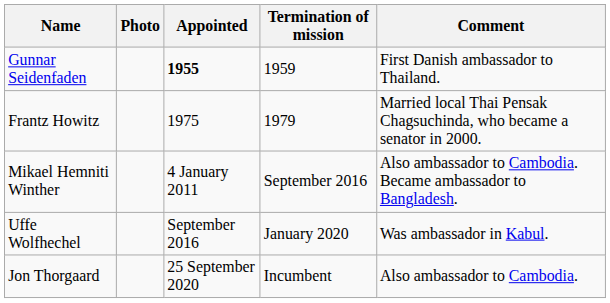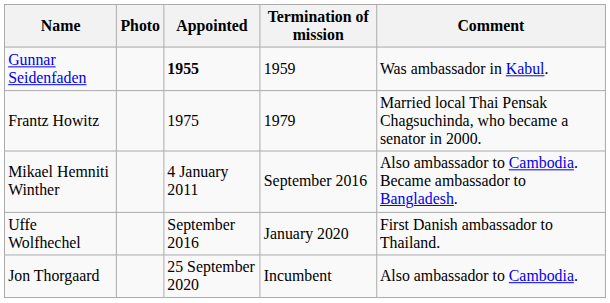(466, 68) First Danish ambassador to Thailand. -> (464, 68) Was ambassador in Kabul.
(464, 233) Was ambassador in Kabul. -> (466, 233) First Danish ambassador to Thailand.
